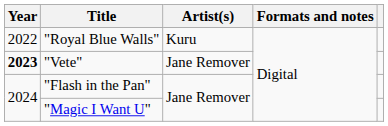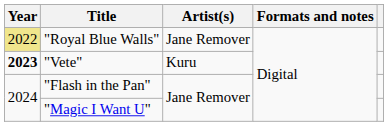(23, 39) no background -> (23, 39) khaki background
(181, 39) Kuru -> (208, 39) Jane Remover
(208, 62) Jane Remover -> (181, 62) Kuru
